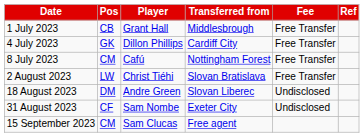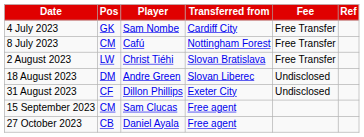- row: (32, 28)
(153, 44) Dillon Phillips -> (151, 28) Sam Nombe
(151, 108) Sam Nombe -> (153, 92) Dillon Phillips
+ row: (44, 124)
